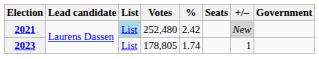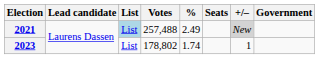(160, 29) 252,480 -> (160, 29) 257,488
(191, 29) 2.42 -> (191, 29) 2.49
(160, 45) 178,805 -> (160, 45) 178,802
